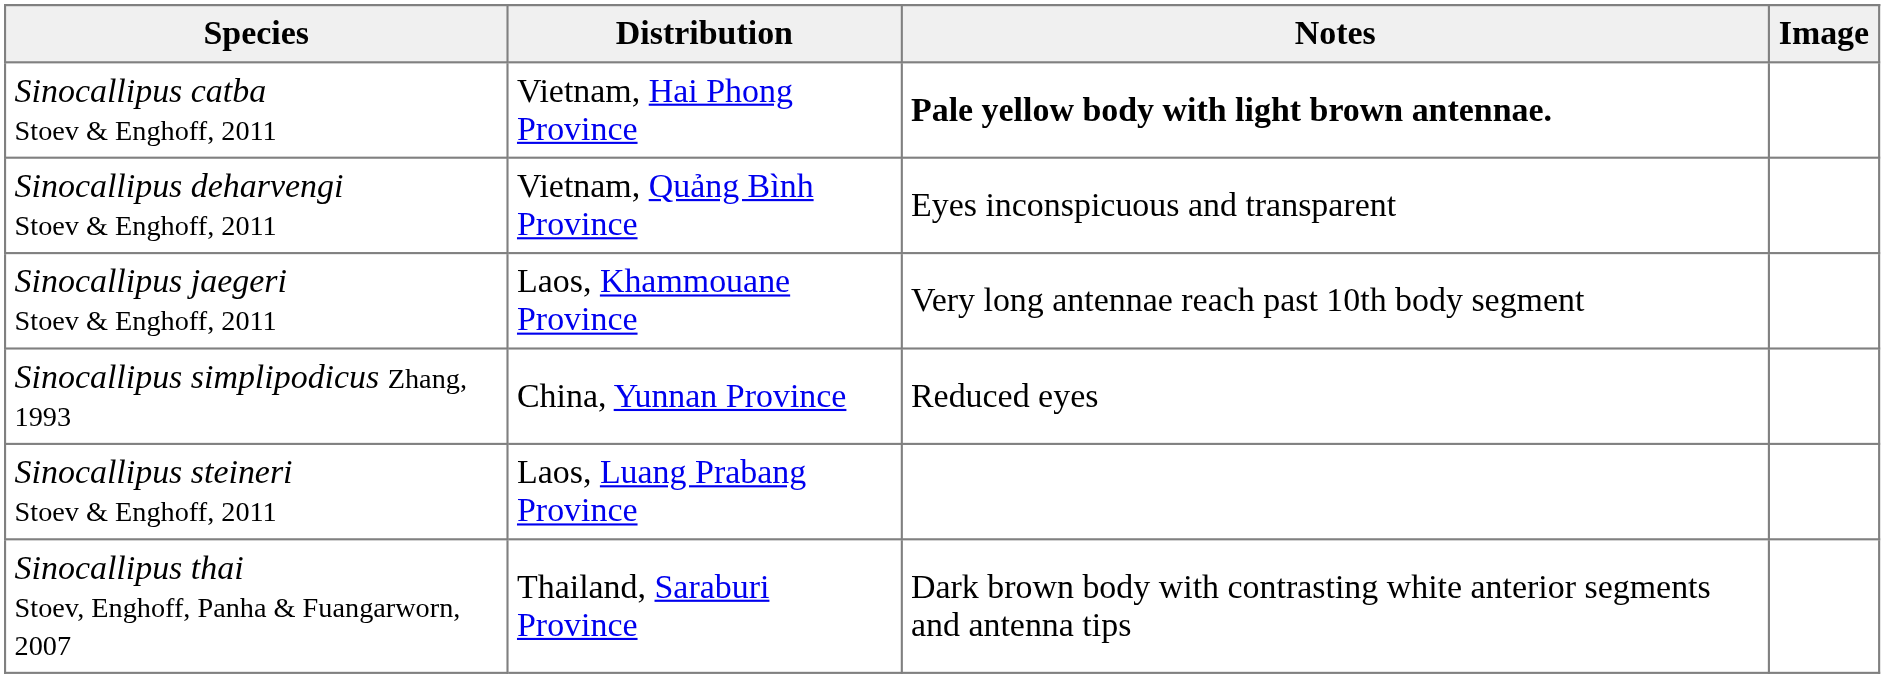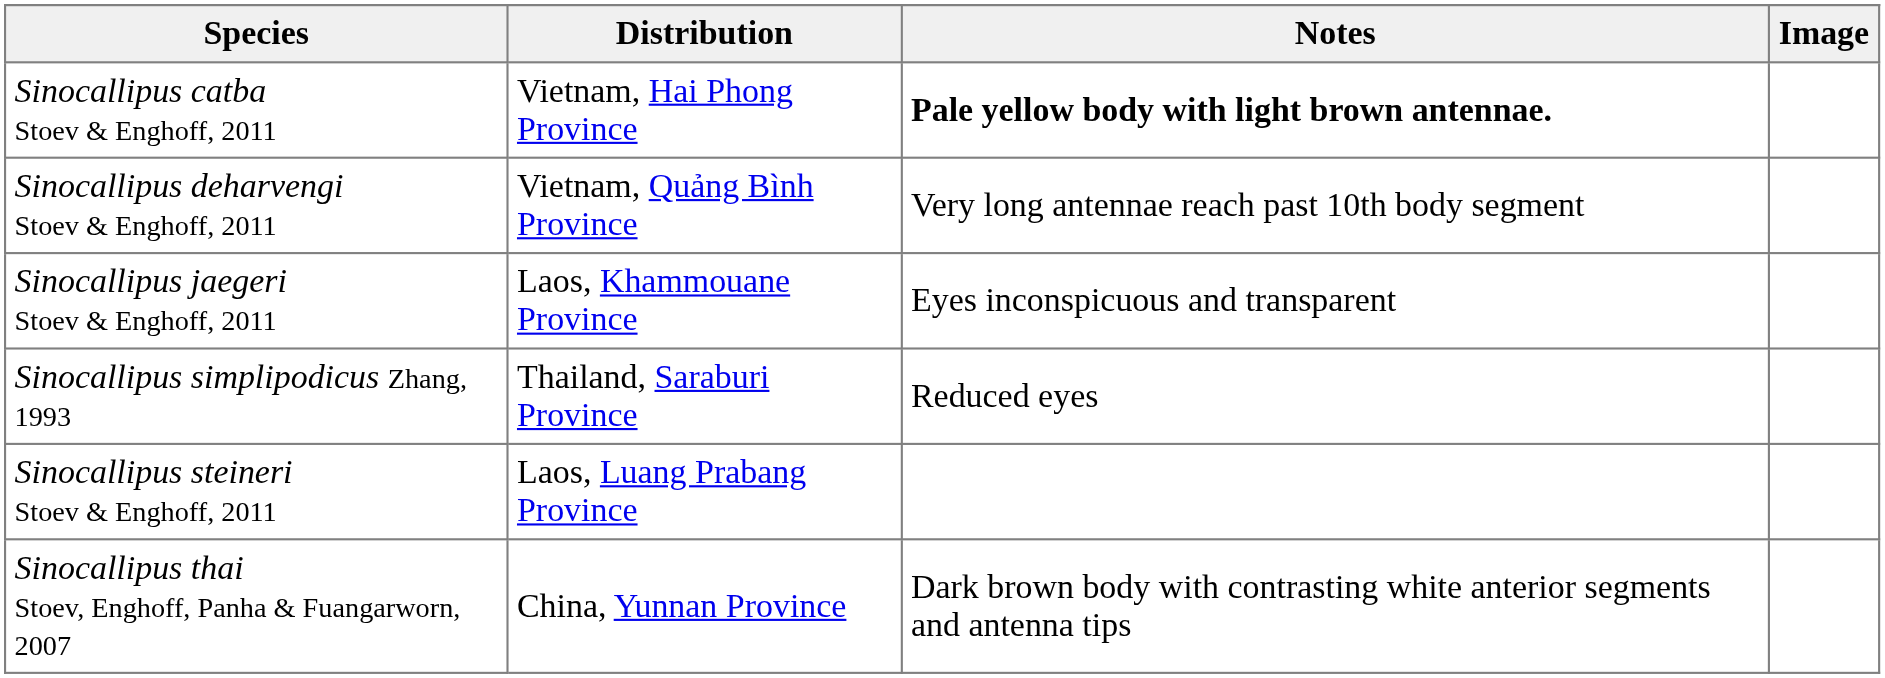(1154, 204) Eyes inconspicuous and transparent -> (1248, 204) Very long antennae reach past 10th body segment
(1248, 300) Very long antennae reach past 10th body segment -> (1154, 300) Eyes inconspicuous and transparent
(682, 395) China, Yunnan Province -> (643, 395) Thailand, Saraburi Province
(643, 605) Thailand, Saraburi Province -> (682, 605) China, Yunnan Province
